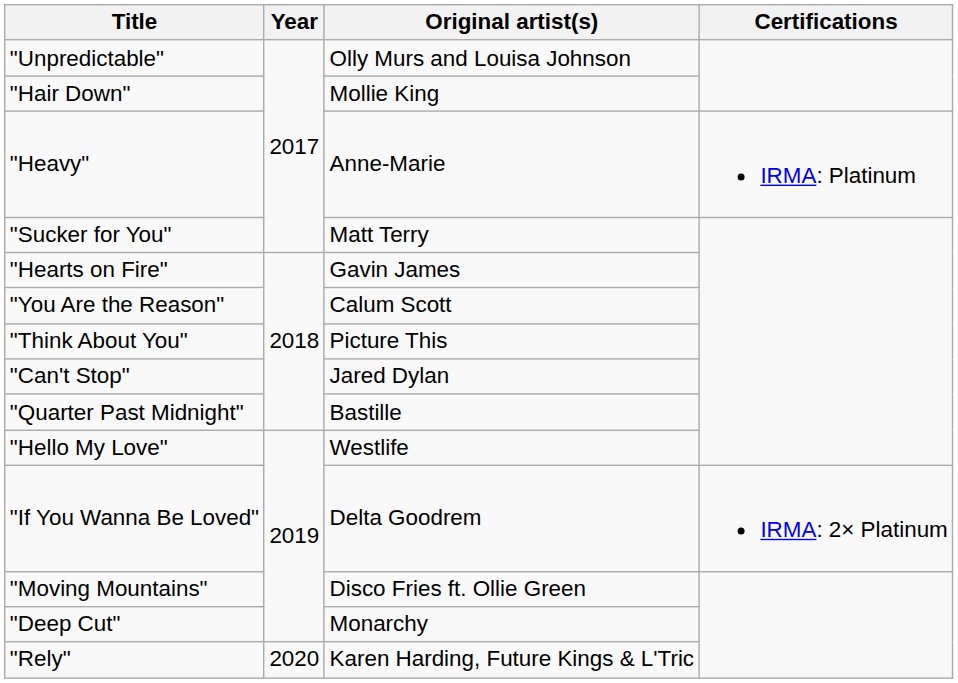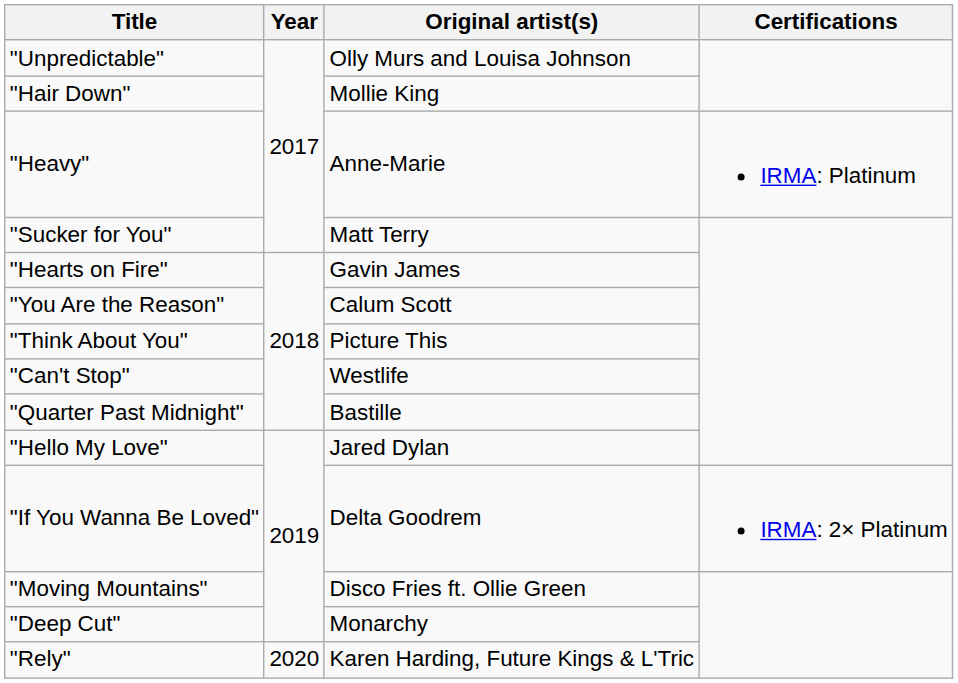(389, 376) Jared Dylan -> (369, 376) Westlife
(369, 447) Westlife -> (389, 447) Jared Dylan
